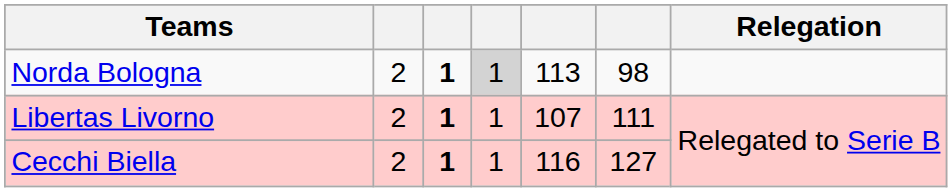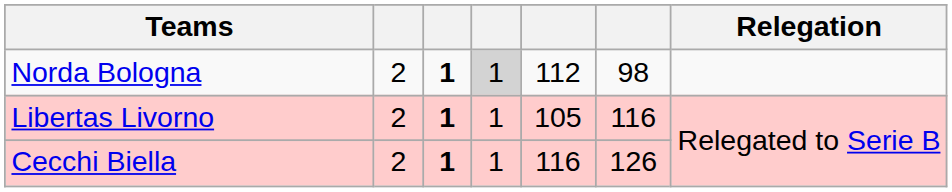(558, 72) 113 -> (558, 72) 112
(558, 117) 107 -> (558, 117) 105
(633, 117) 111 -> (633, 117) 116
(633, 162) 127 -> (633, 162) 126
